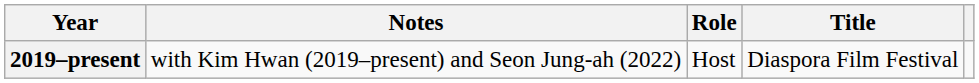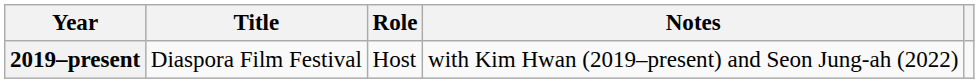columns swapped: (853, 22) <-> (416, 22)
